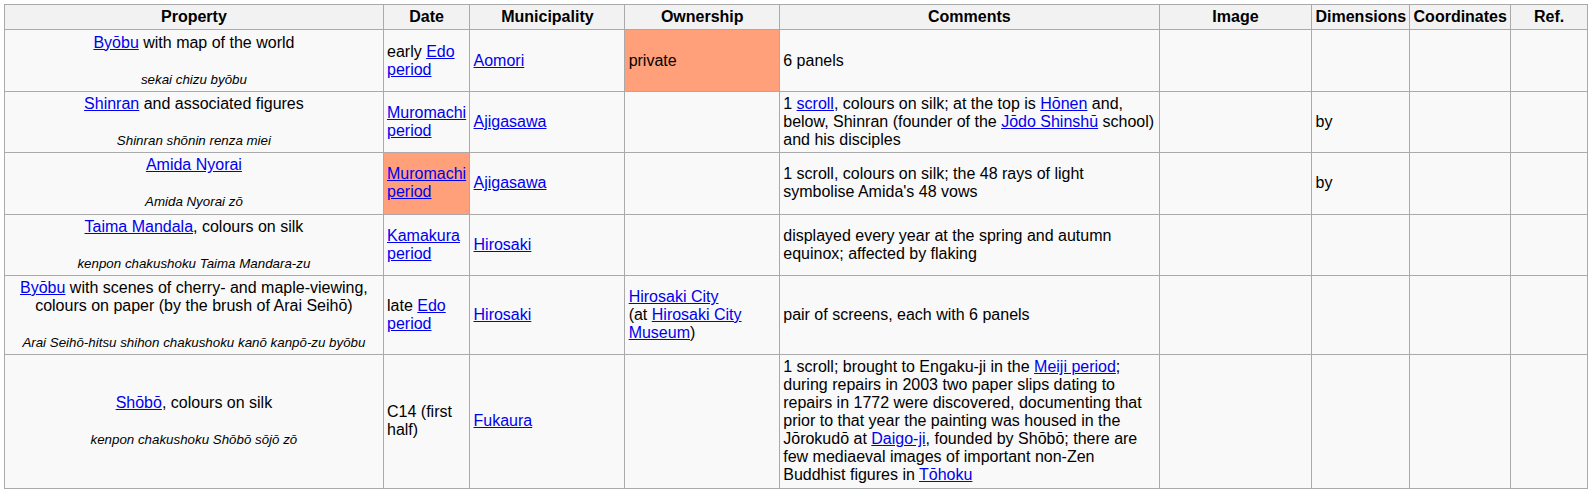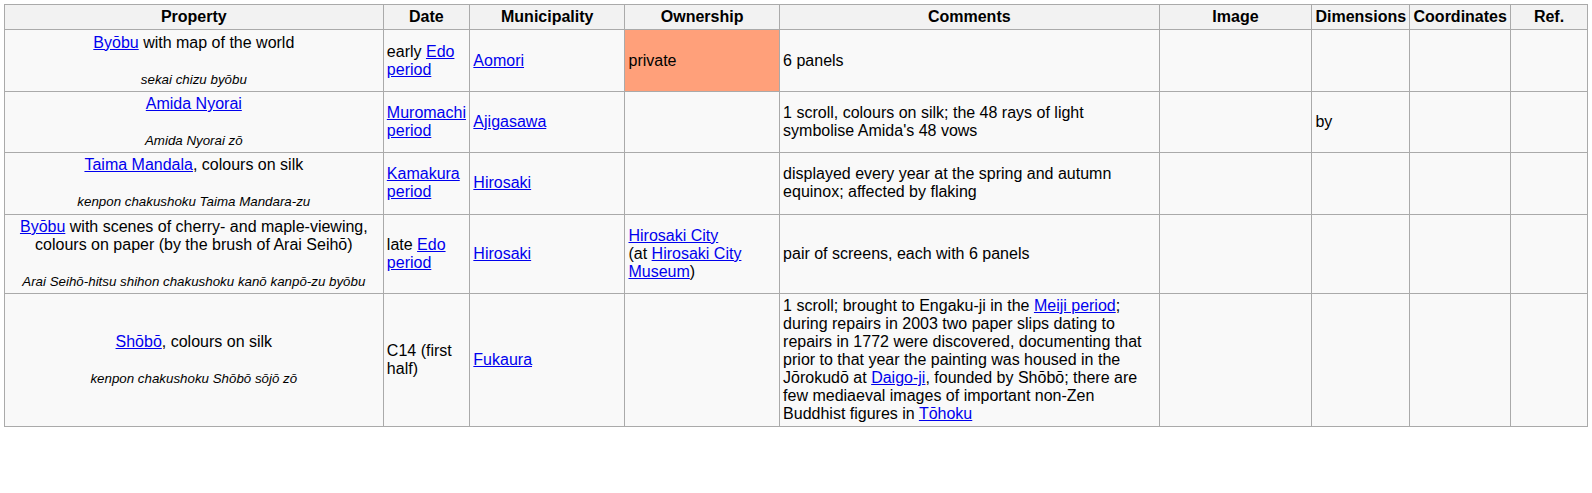- row: (194, 121)
(427, 183) lightsalmon background -> (426, 121) no background
